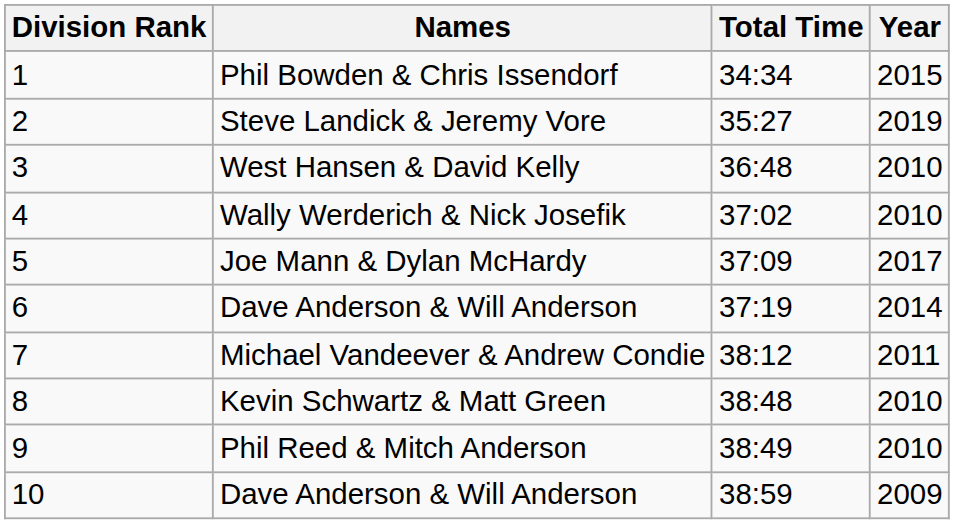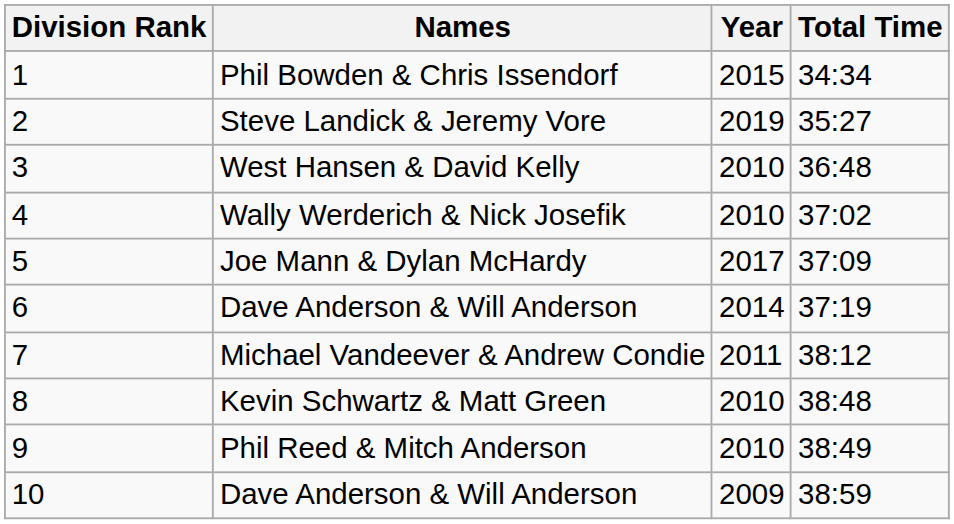columns swapped: (910, 27) <-> (791, 27)
